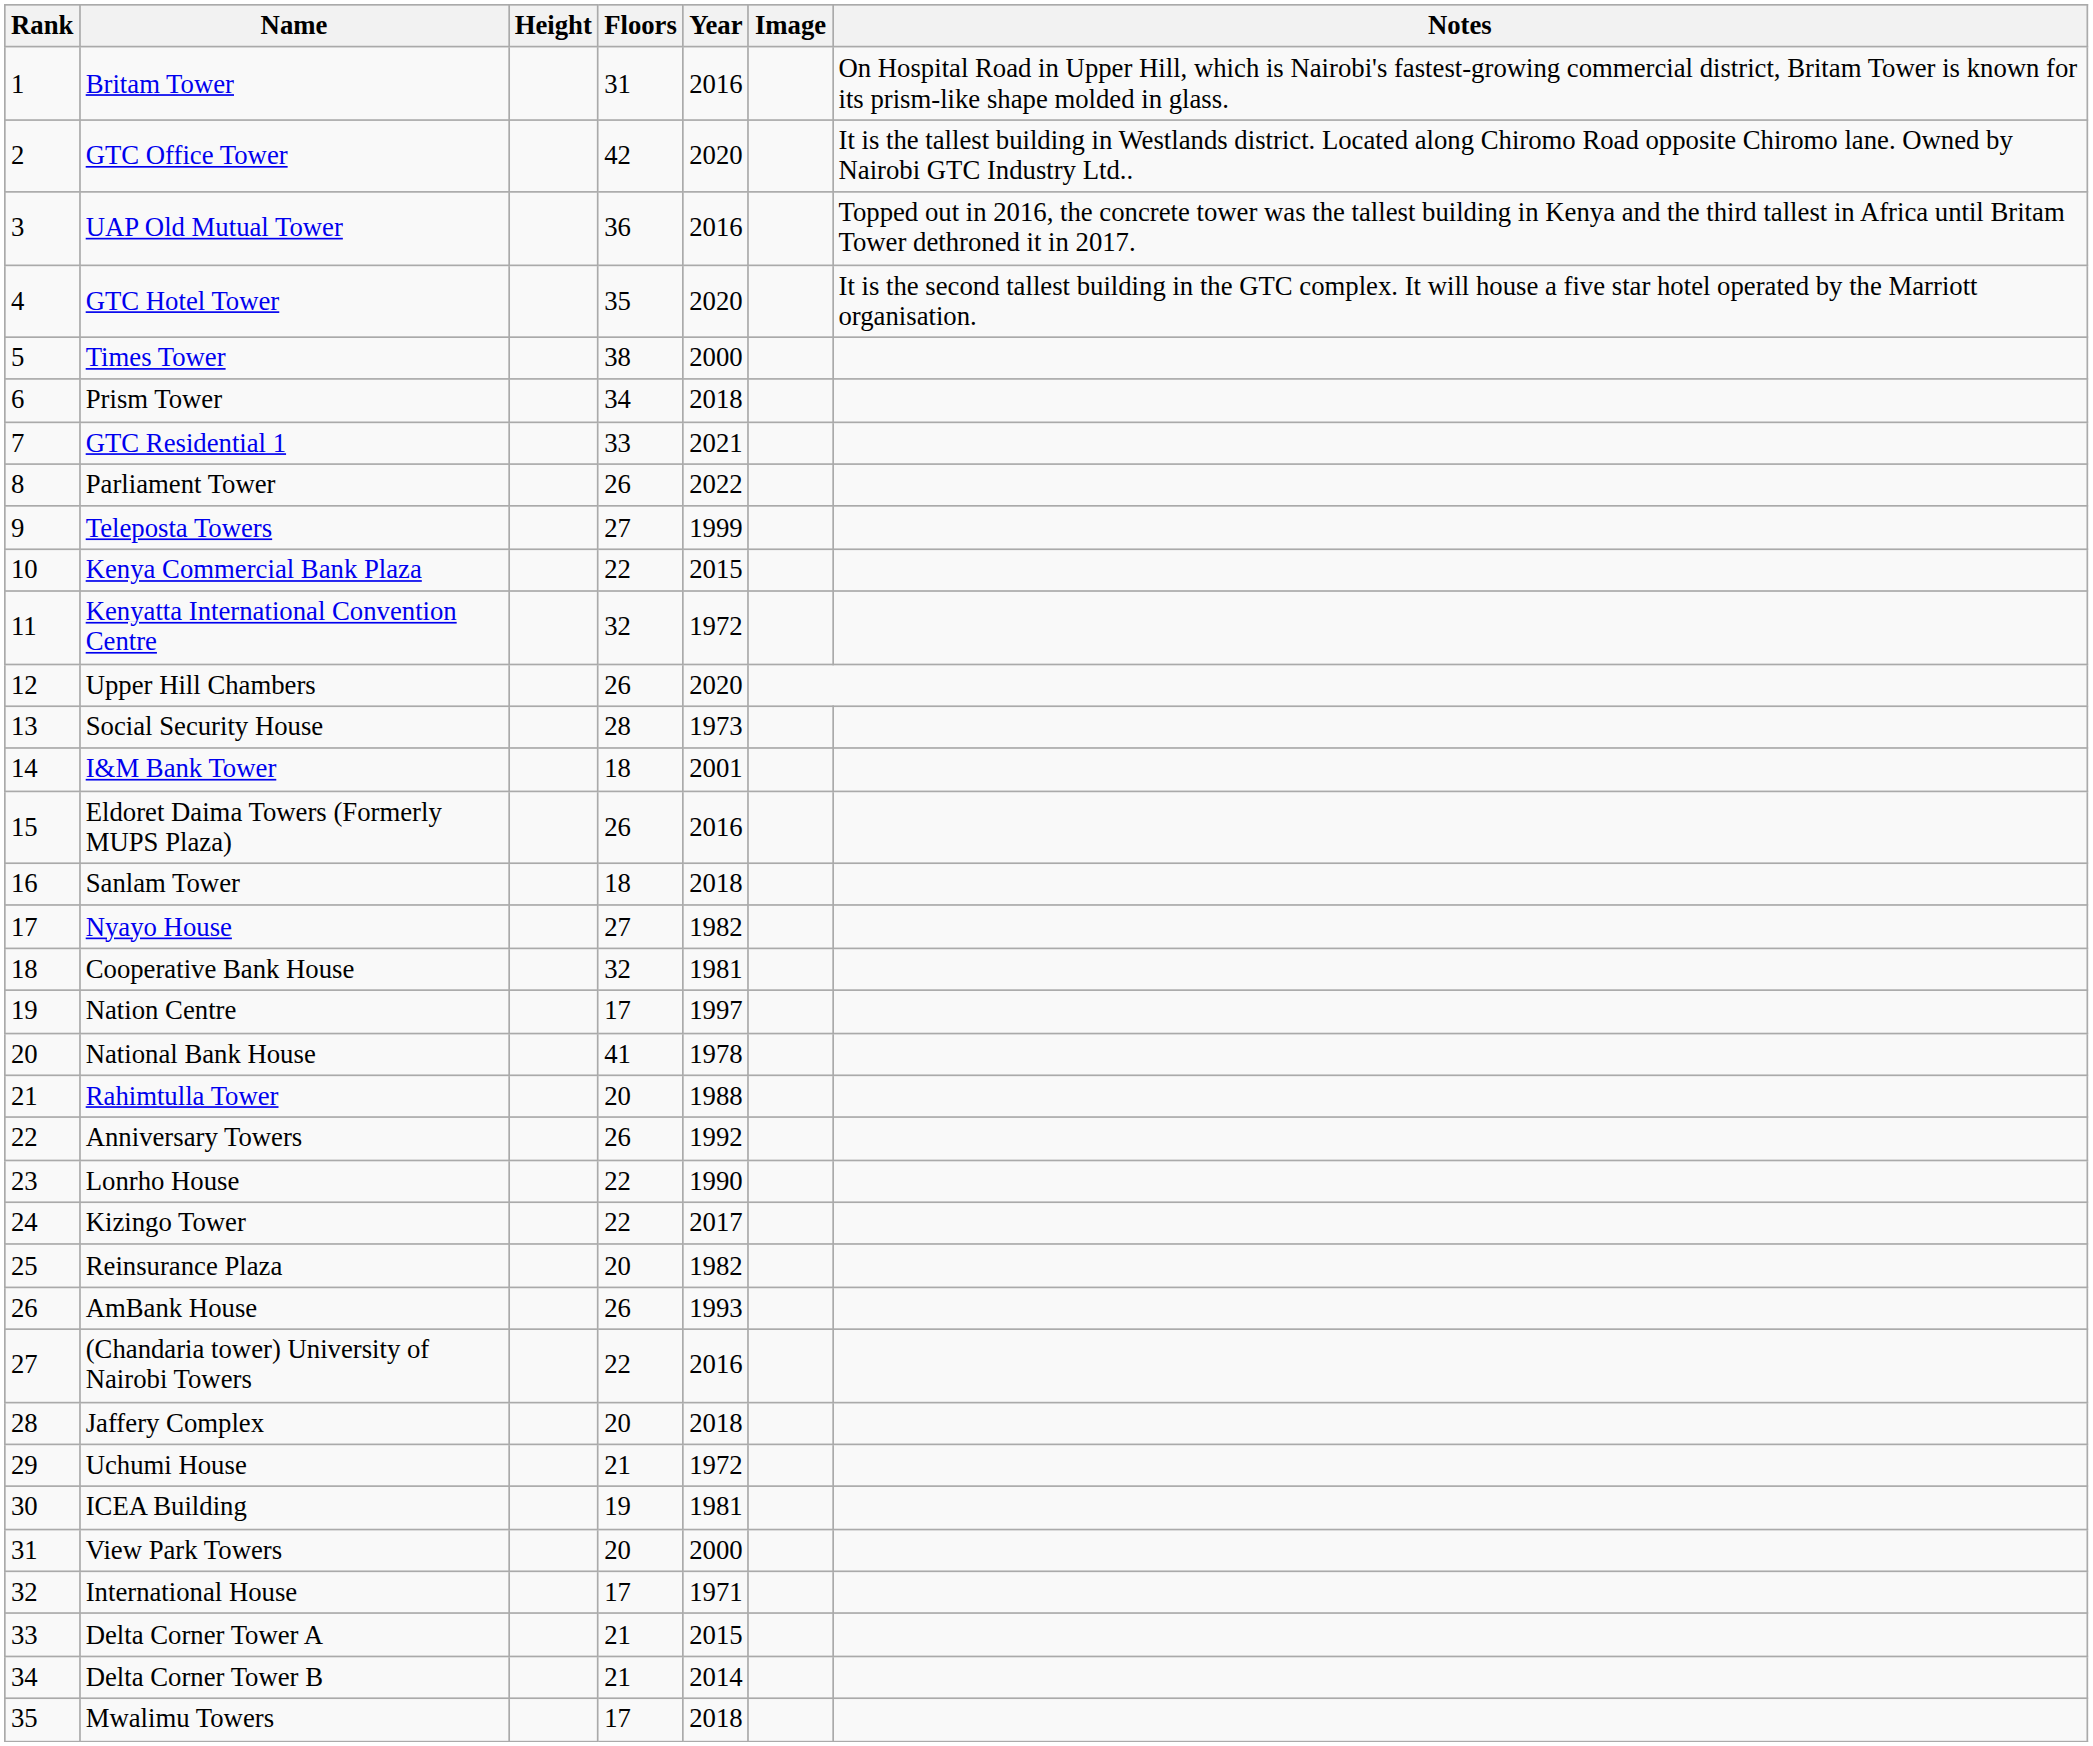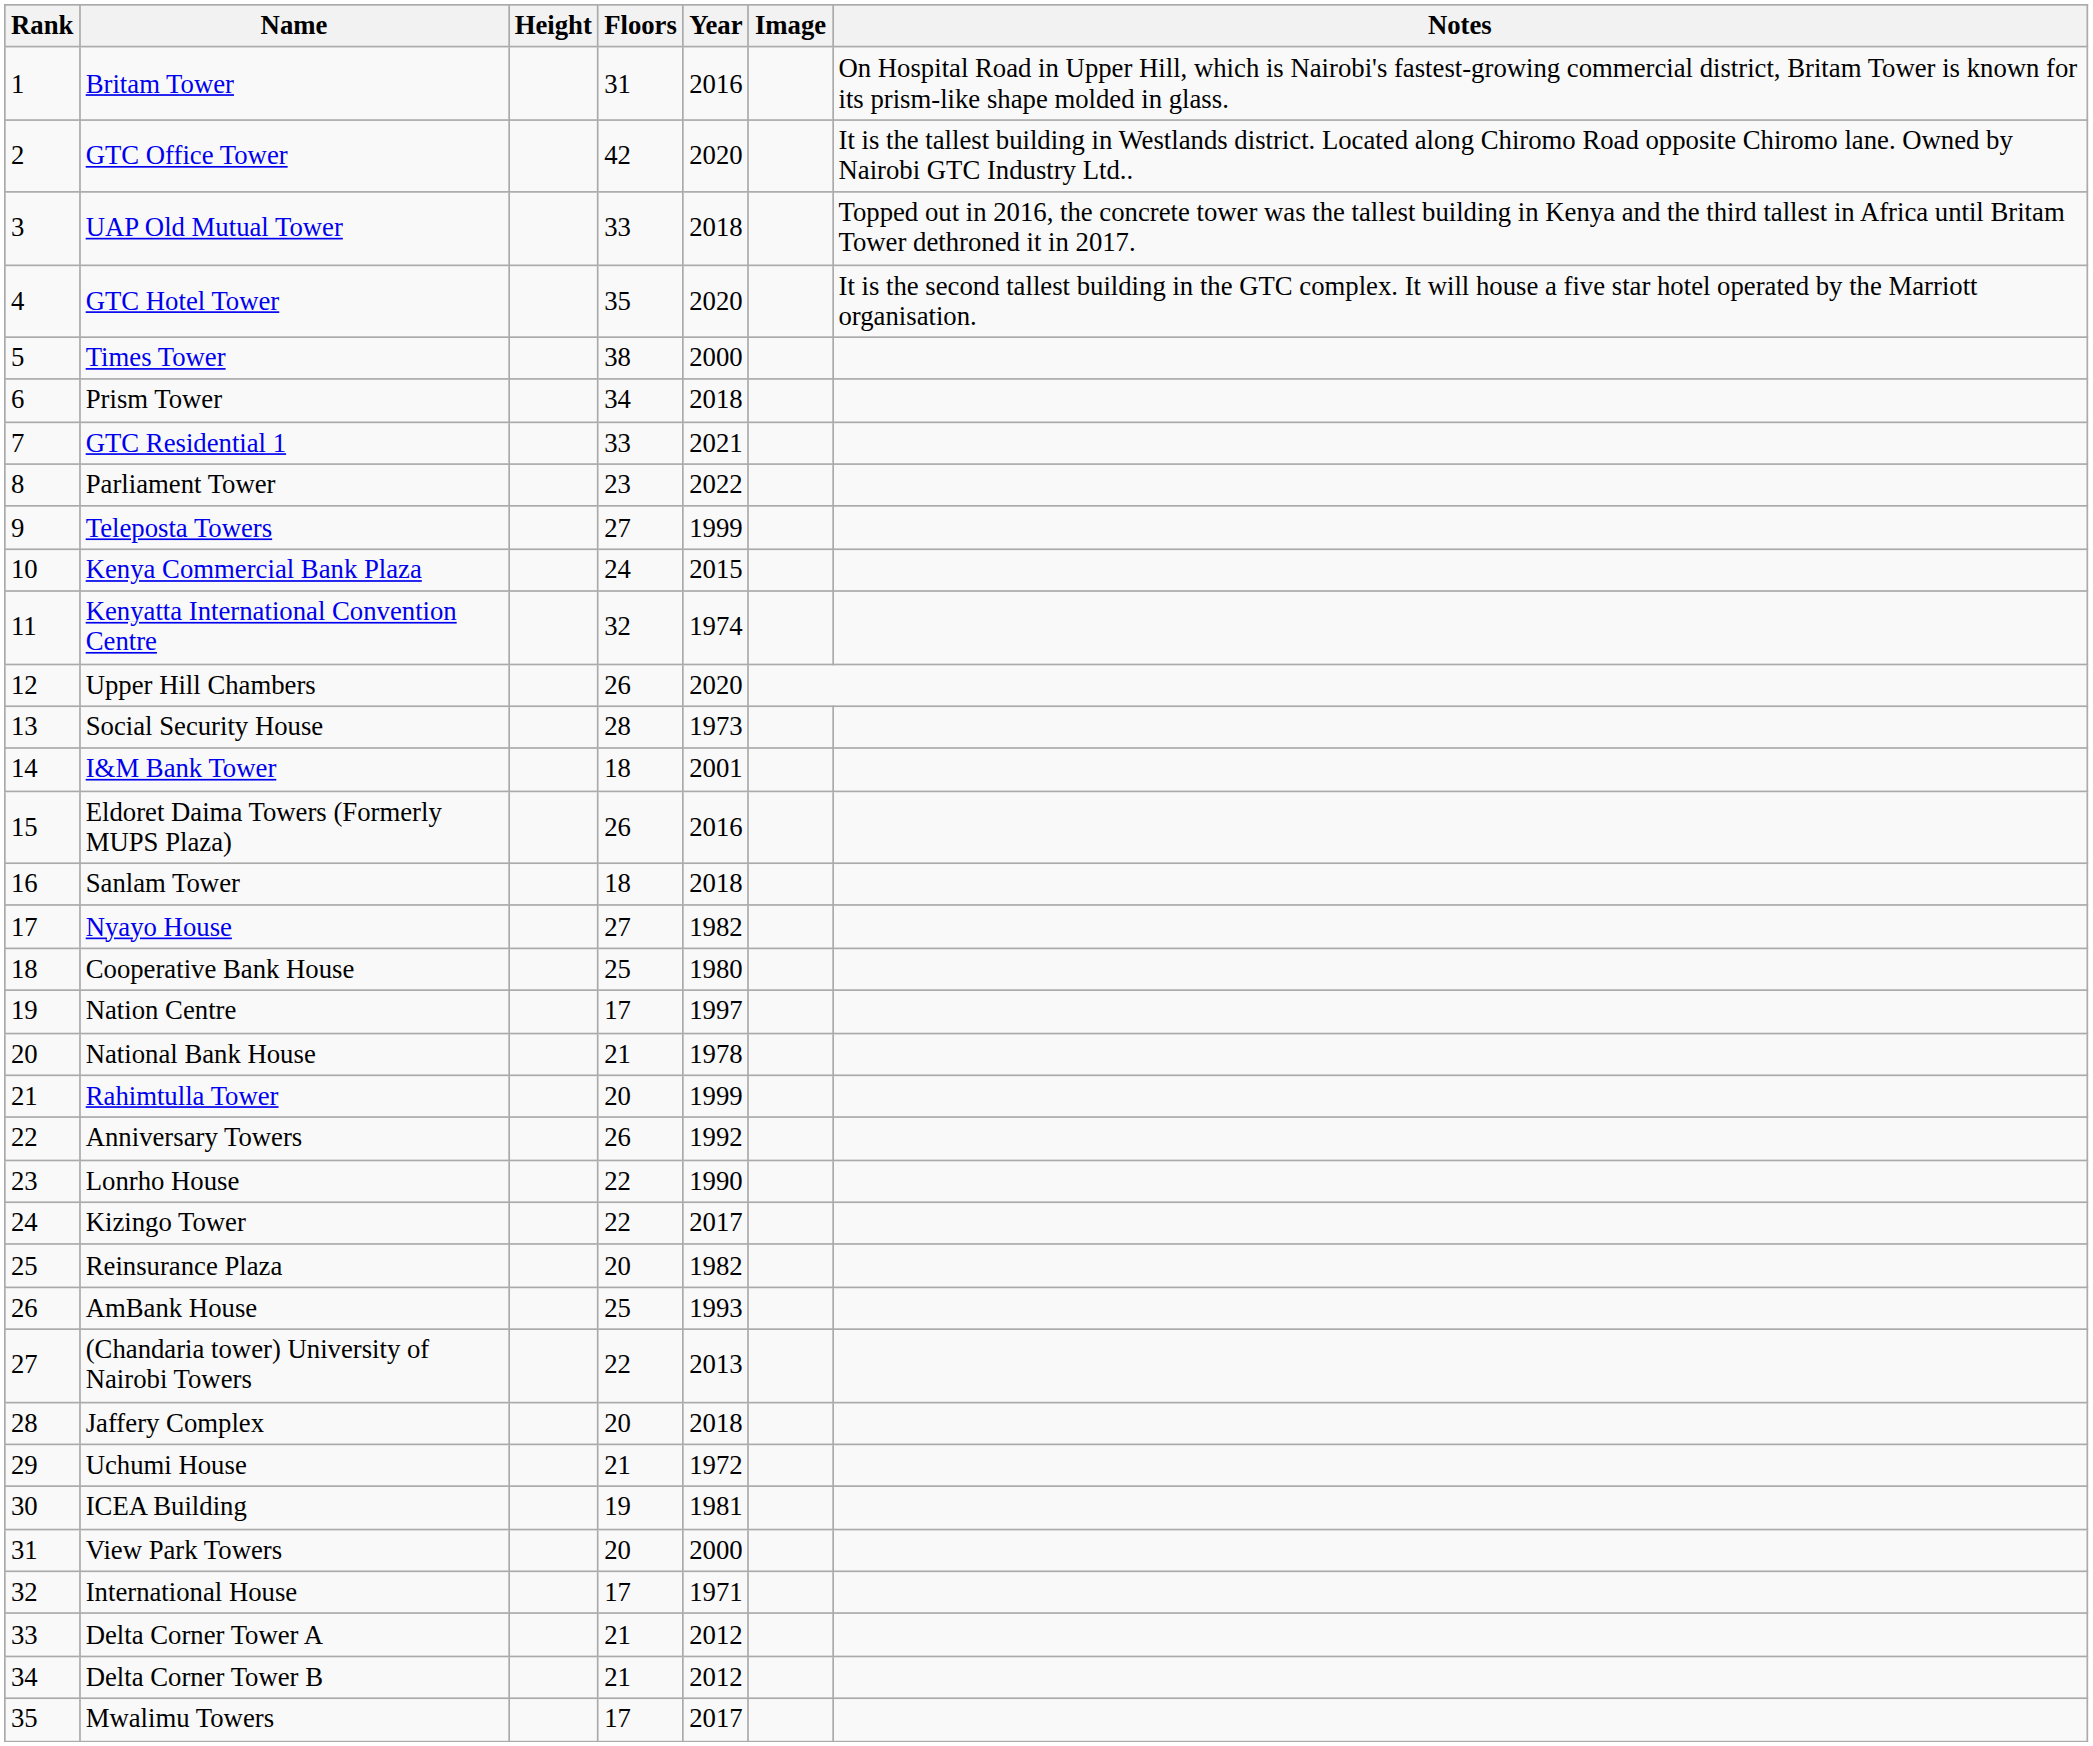(617, 227) 36 -> (617, 227) 33
(716, 227) 2016 -> (716, 227) 2018
(617, 484) 26 -> (617, 484) 23
(617, 569) 22 -> (617, 569) 24
(716, 627) 1972 -> (716, 627) 1974
(617, 968) 32 -> (617, 968) 25
(716, 968) 1981 -> (716, 968) 1980
(617, 1053) 41 -> (617, 1053) 21
(716, 1095) 1988 -> (716, 1095) 1999
(617, 1307) 26 -> (617, 1307) 25
(716, 1365) 2016 -> (716, 1365) 2013
(716, 1634) 2015 -> (716, 1634) 2012
(716, 1676) 2014 -> (716, 1676) 2012
(716, 1719) 2018 -> (716, 1719) 2017
